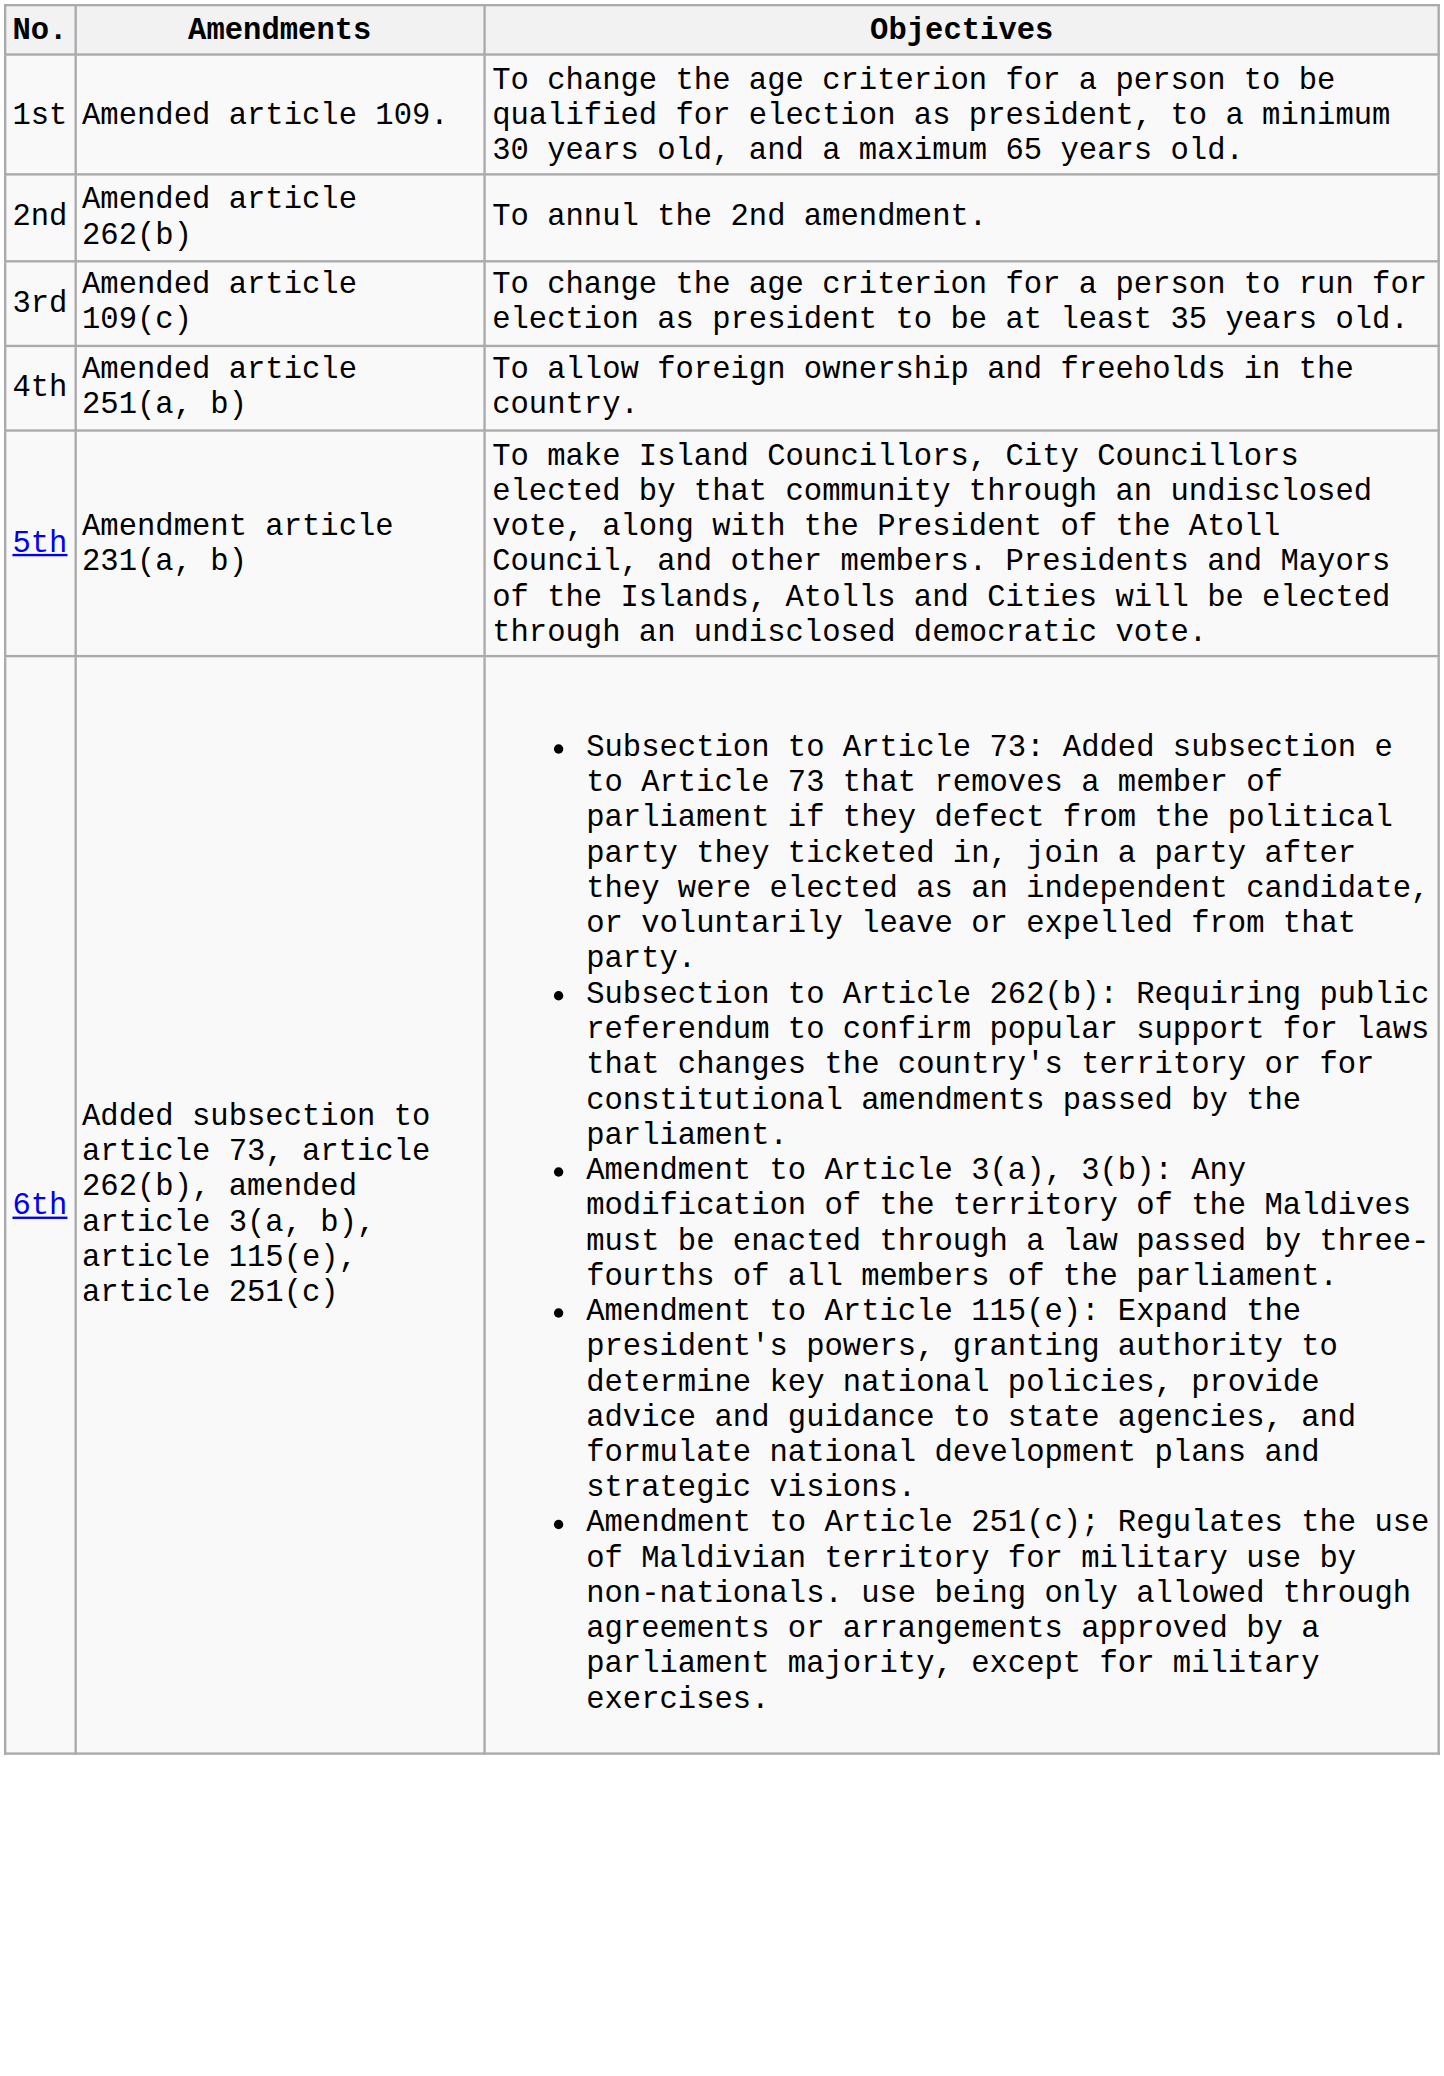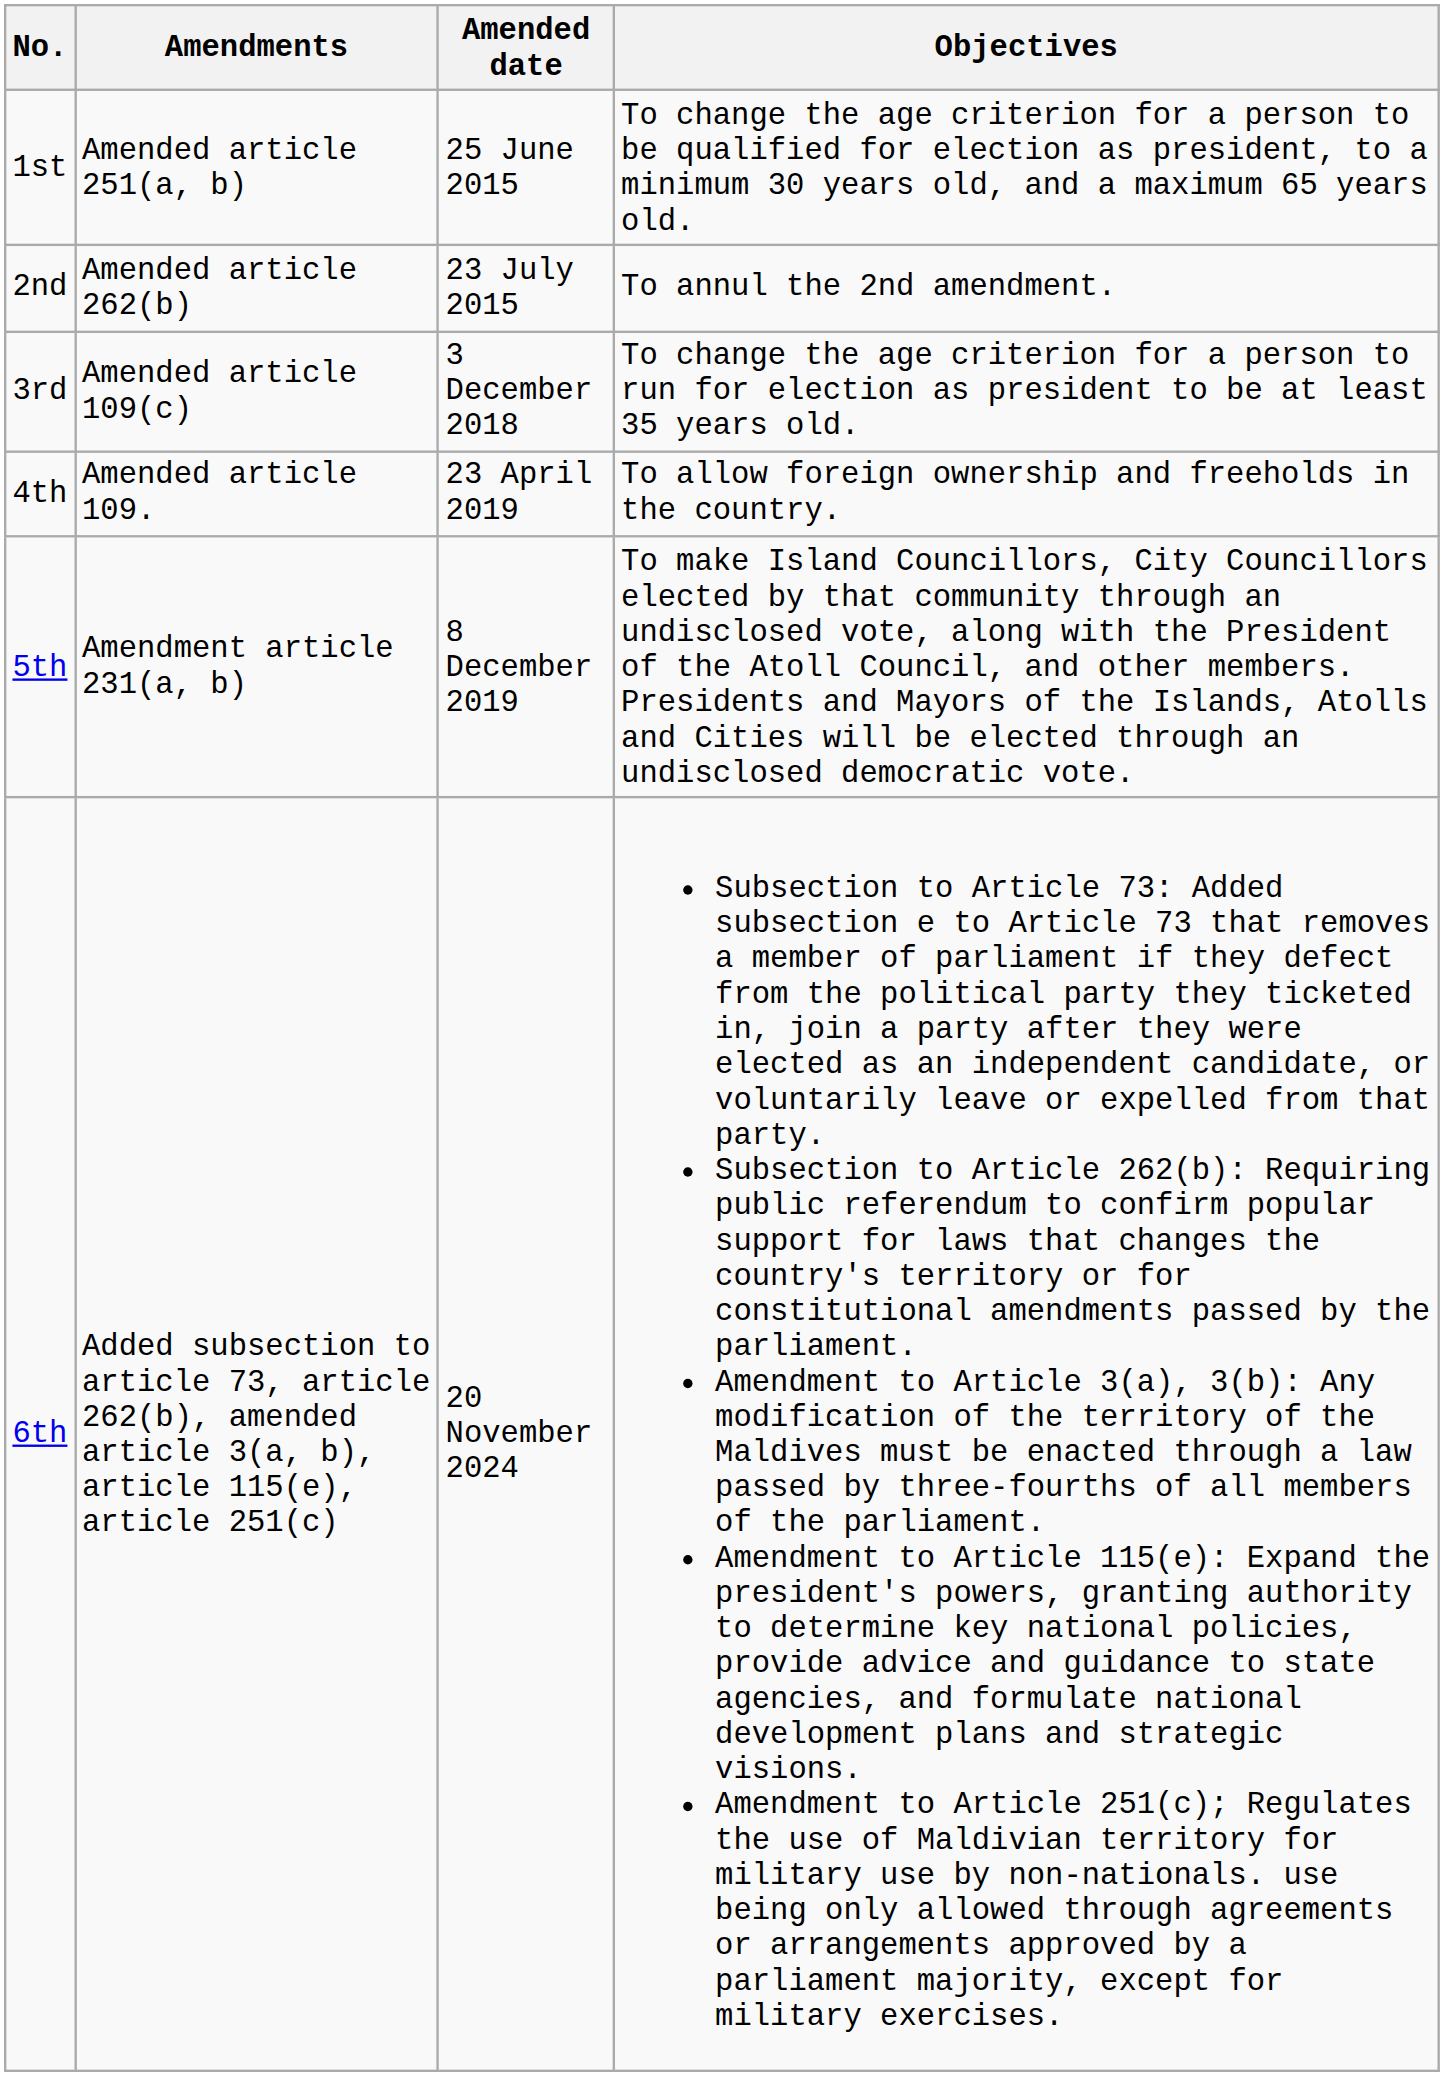+ column: (526, 48)
(265, 115) Amended article 109. -> (220, 168) Amended article 251(a, b)
(220, 388) Amended article 251(a, b) -> (220, 494) Amended article 109.
